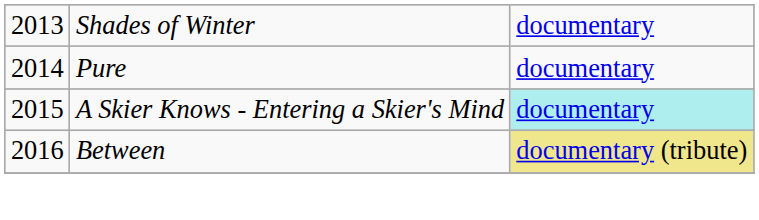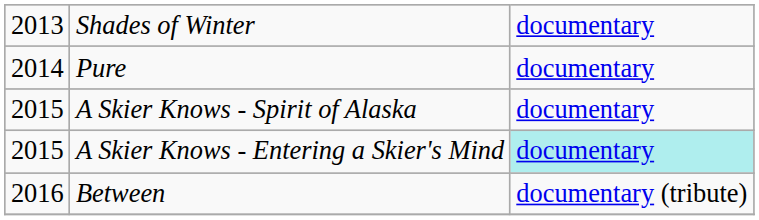+ row: (246, 109)
(632, 151) khaki background -> (632, 192) no background
